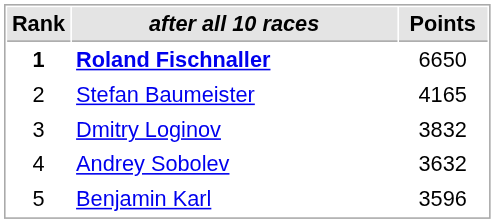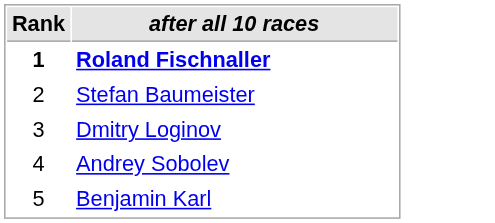- column: (443, 24)
